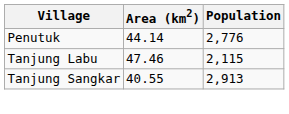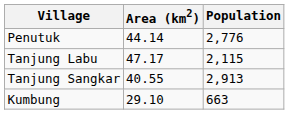(145, 59) 47.46 -> (145, 59) 47.17
+ row: (34, 99)
